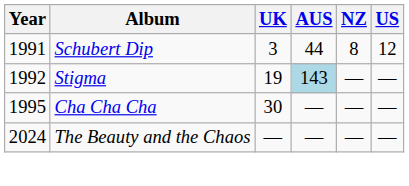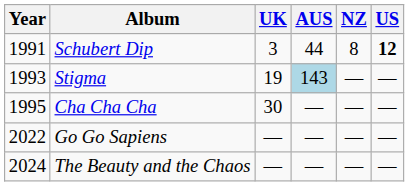(387, 48) normal -> (387, 48) bold
(27, 78) 1992 -> (27, 78) 1993
+ row: (111, 136)
